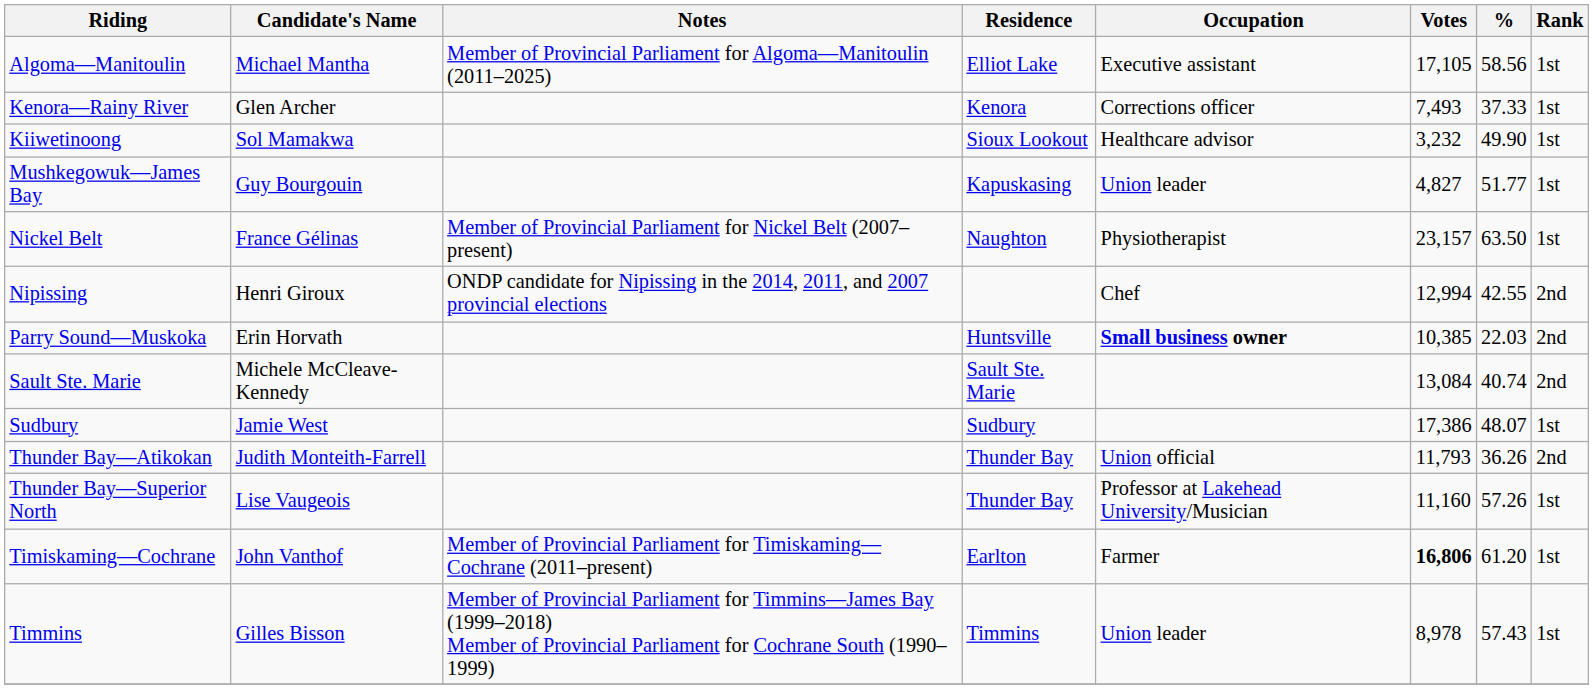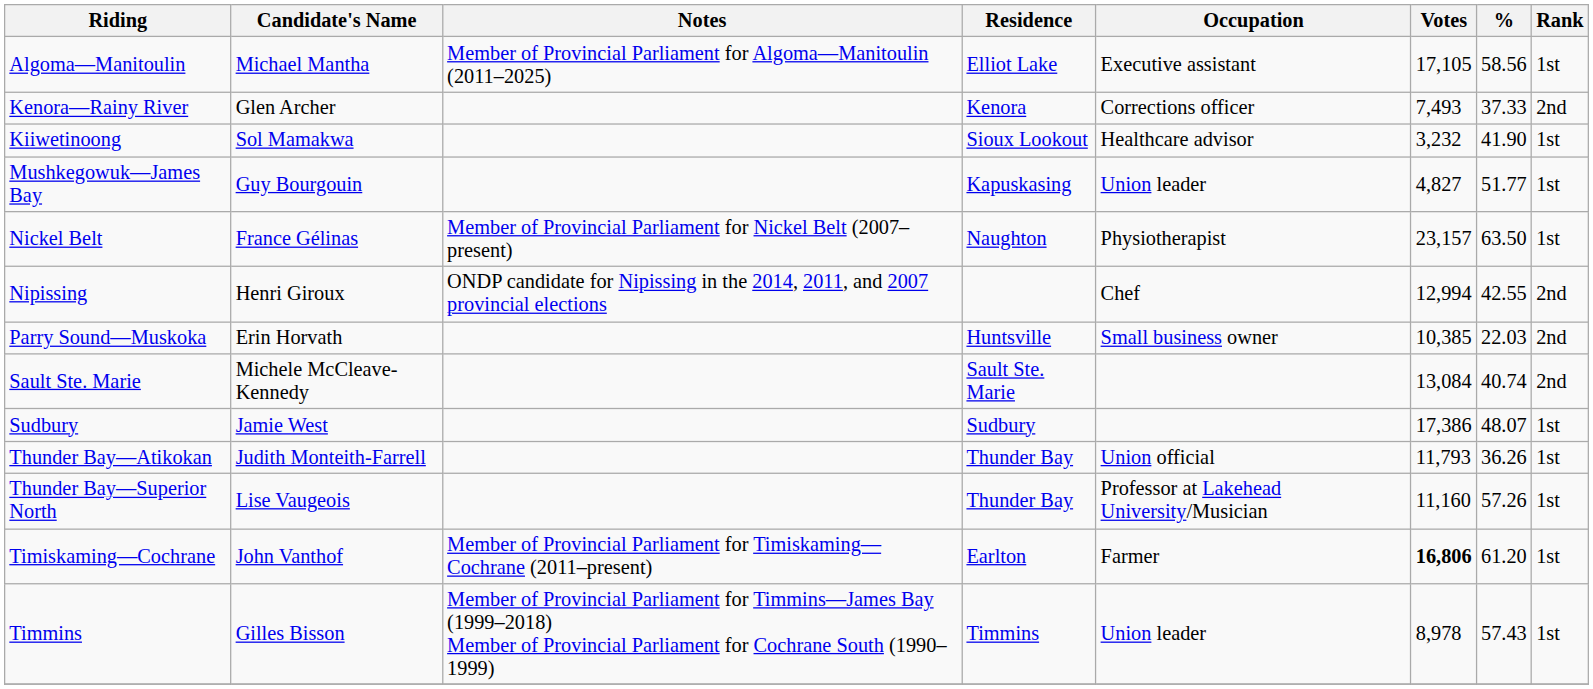(1548, 107) 1st -> (1551, 107) 2nd
(1504, 140) 49.90 -> (1504, 140) 41.90
(1194, 337) bold -> (1189, 337) normal
(1551, 457) 2nd -> (1548, 457) 1st
